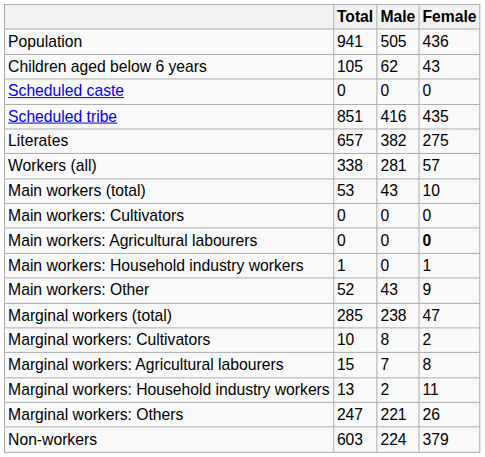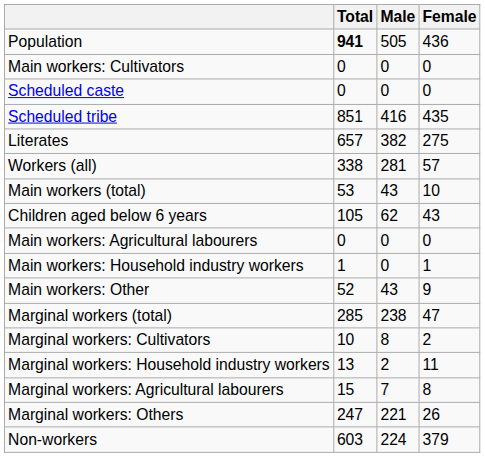(350, 41) normal -> (350, 41) bold
rows swapped: (107, 66) <-> (96, 215)
(427, 240) bold -> (427, 240) normal
rows swapped: (146, 365) <-> (169, 389)
